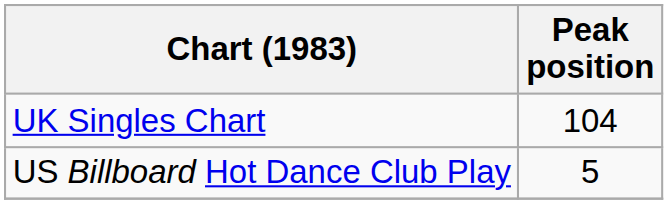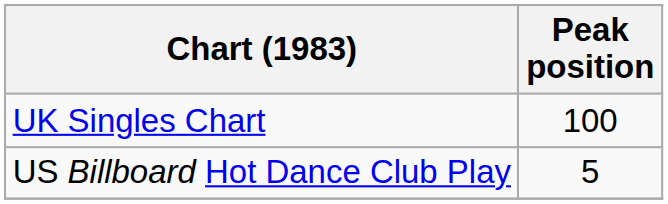(590, 119) 104 -> (590, 119) 100
